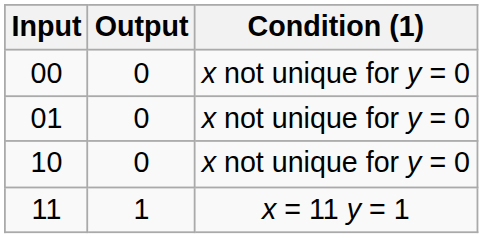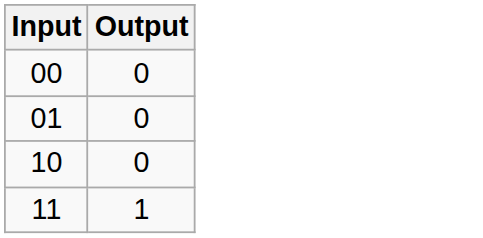- column: (336, 27)
